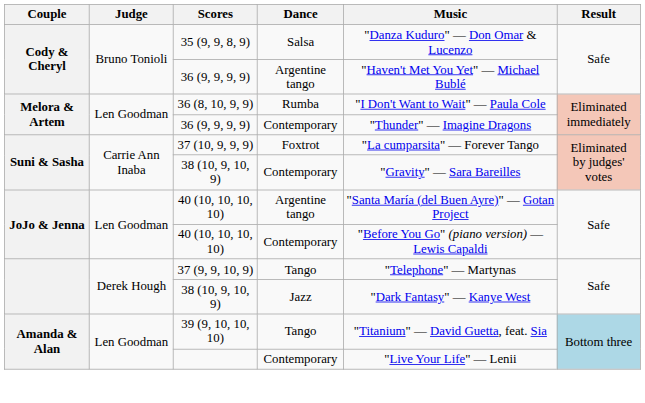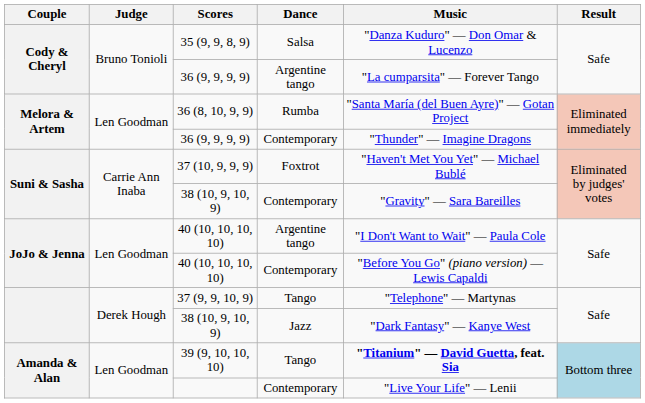(450, 76) "Haven't Met You Yet" — Michael Bublé -> (450, 76) "La cumparsita" — Forever Tango
(450, 104) "I Don't Want to Wait" — Paula Cole -> (450, 111) "Santa María (del Buen Ayre)" — Gotan Project
(450, 144) "La cumparsita" — Forever Tango -> (450, 166) "Haven't Met You Yet" — Michael Bublé
(450, 207) "Santa María (del Buen Ayre)" — Gotan Project -> (450, 235) "I Don't Want to Wait" — Paula Cole
(450, 331) normal -> (450, 360) bold
